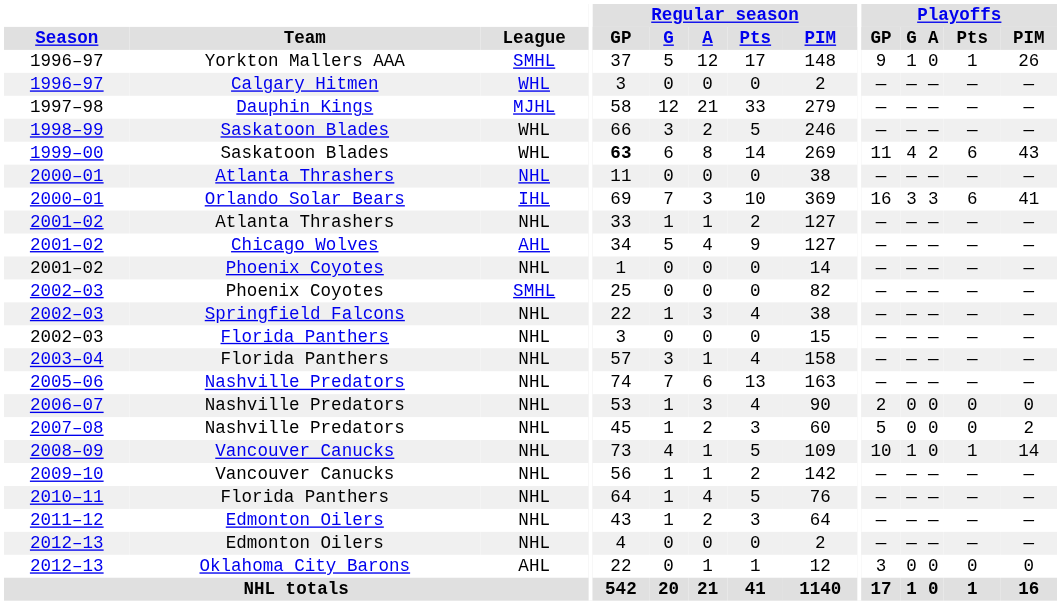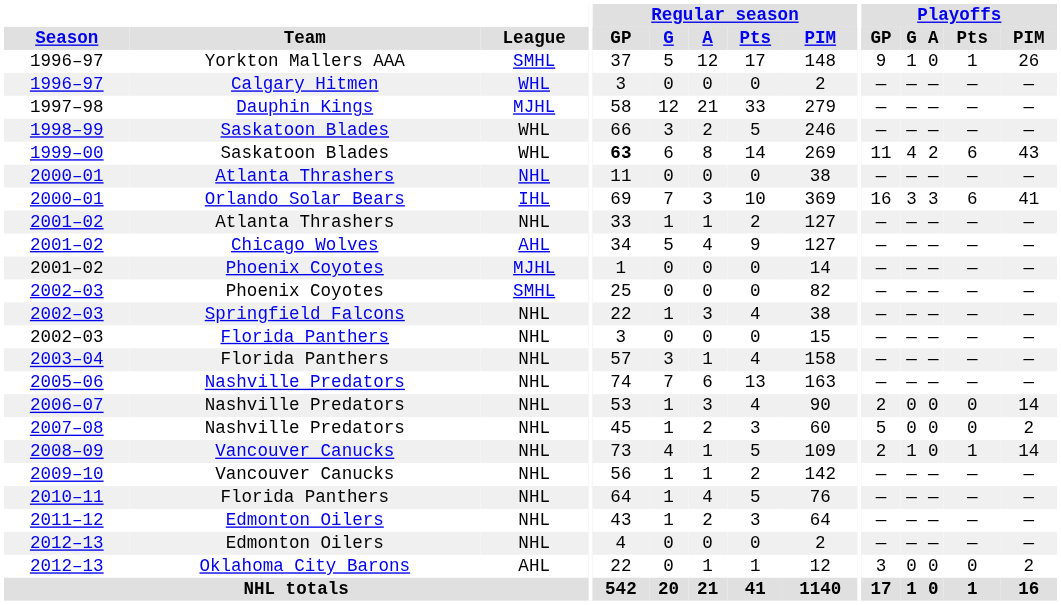(534, 268) NHL -> (534, 268) MJHL
(1029, 406) 0 -> (1029, 406) 14
(881, 452) 10 -> (881, 452) 2
(1029, 566) 0 -> (1029, 566) 2
